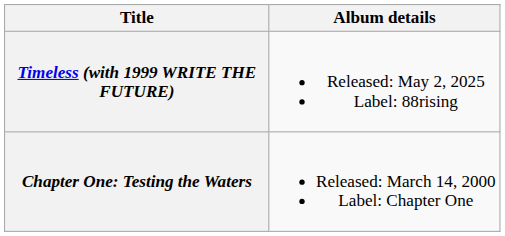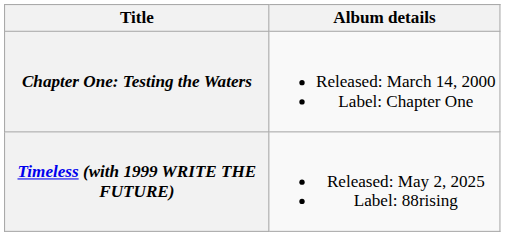rows swapped: (137, 181) <-> (137, 81)
